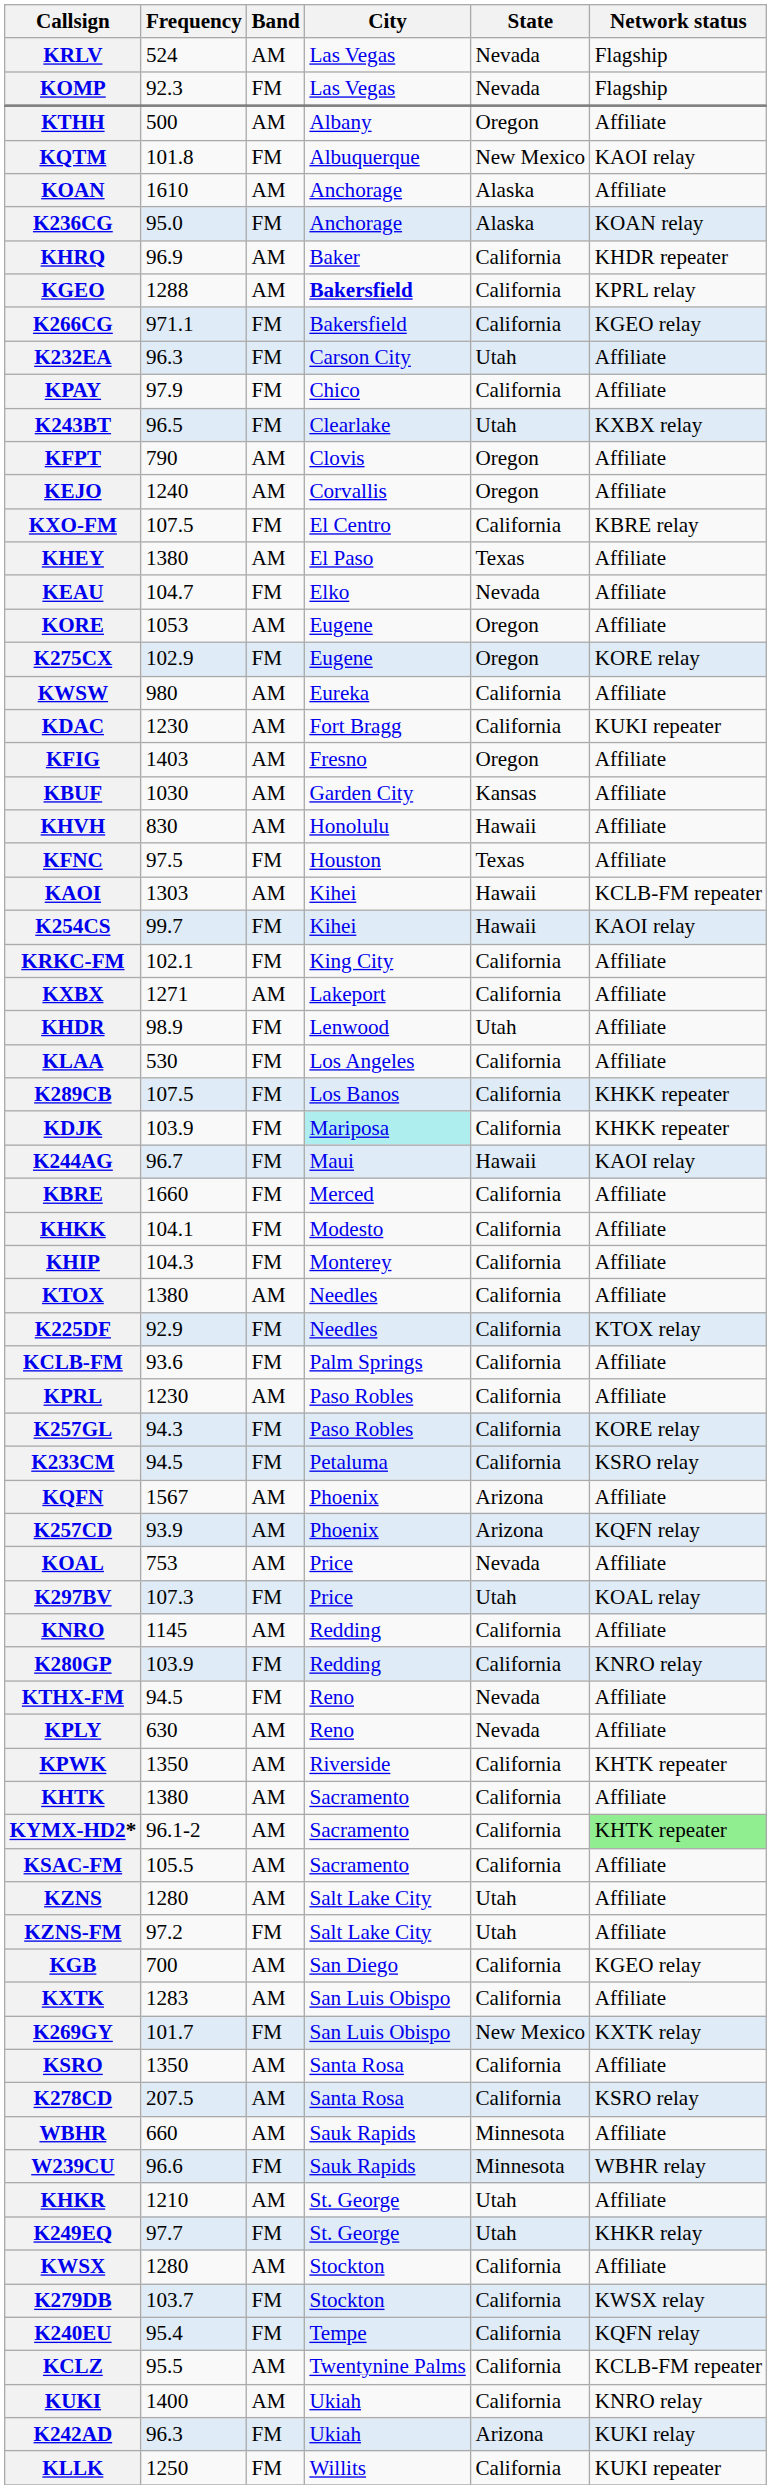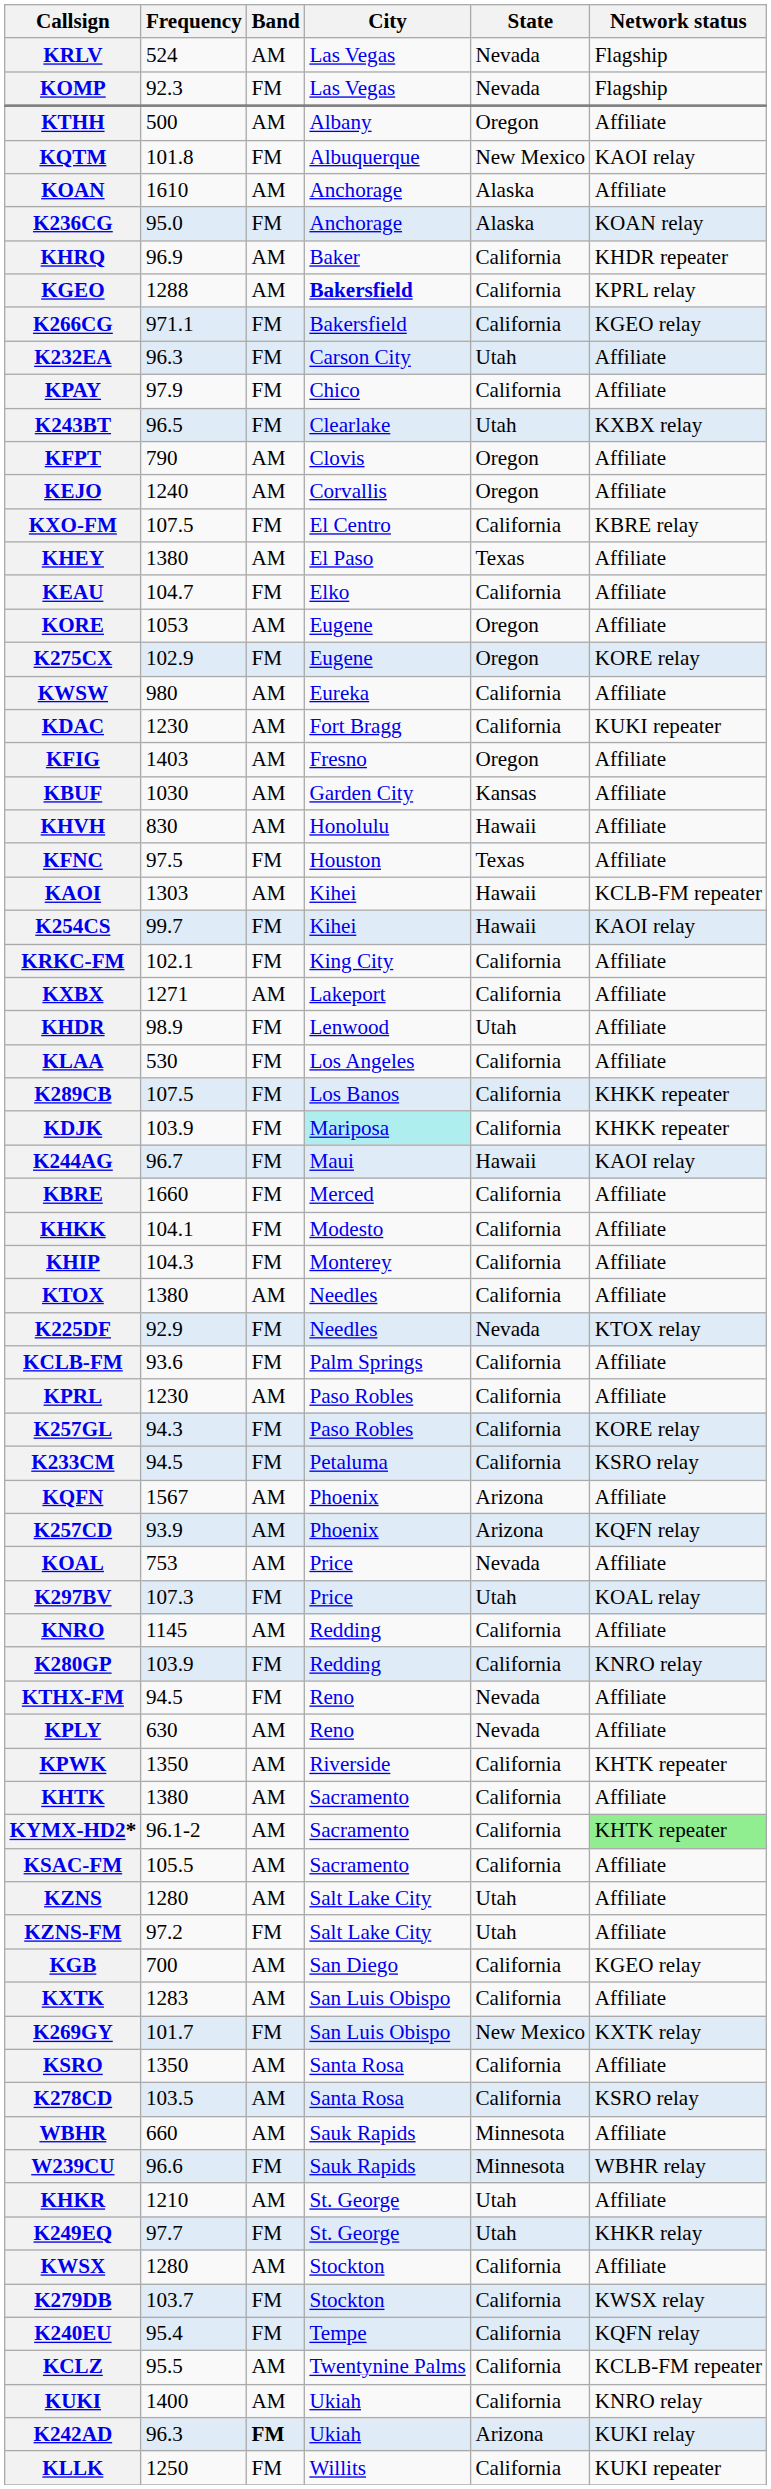(508, 591) Nevada -> (518, 591) California
(518, 1328) California -> (508, 1328) Nevada
(170, 2099) 207.5 -> (170, 2099) 103.5
(267, 2434) normal -> (268, 2434) bold
